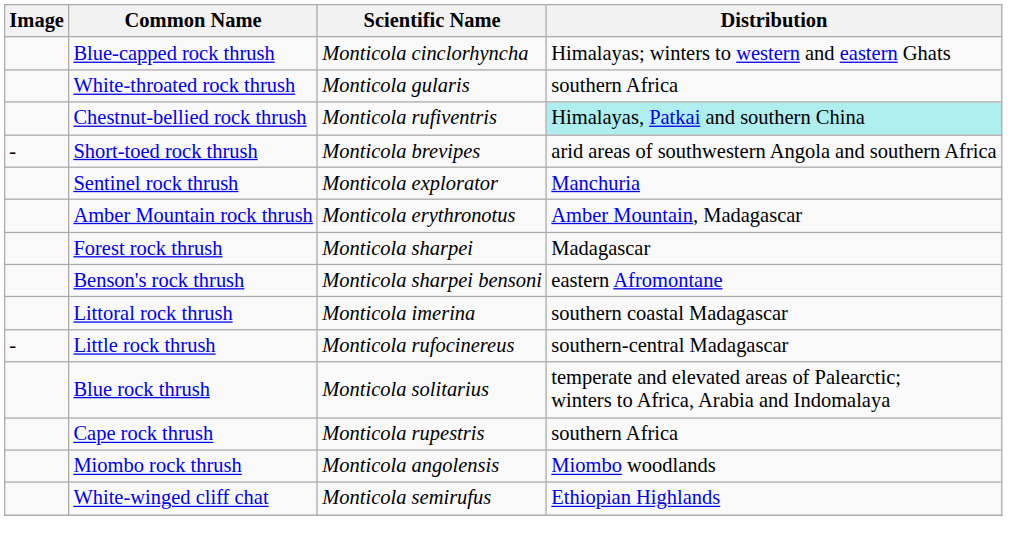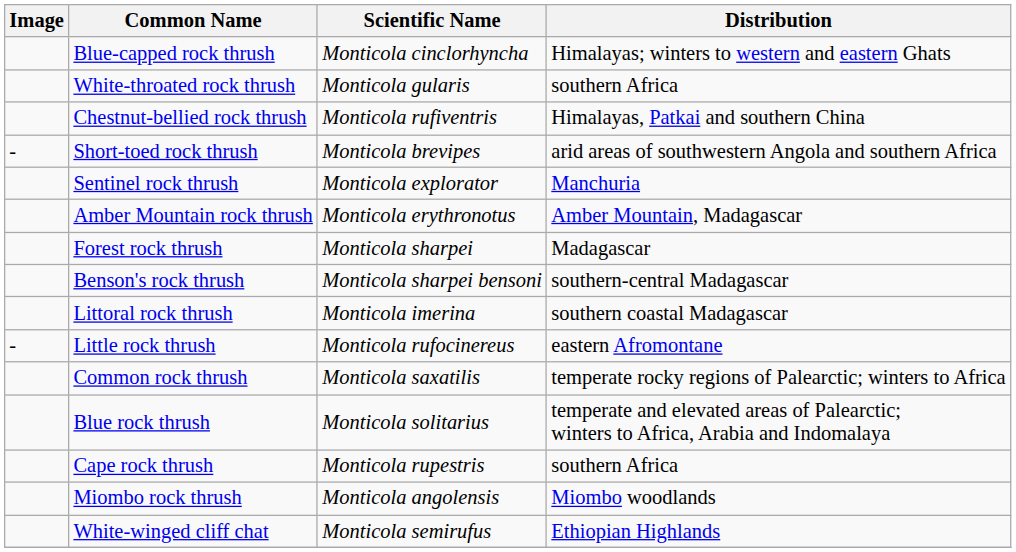(708, 118) paleturquoise background -> (708, 118) no background
(637, 280) eastern Afromontane -> (670, 280) southern-central Madagascar
(670, 345) southern-central Madagascar -> (637, 345) eastern Afromontane
+ row: (160, 378)
